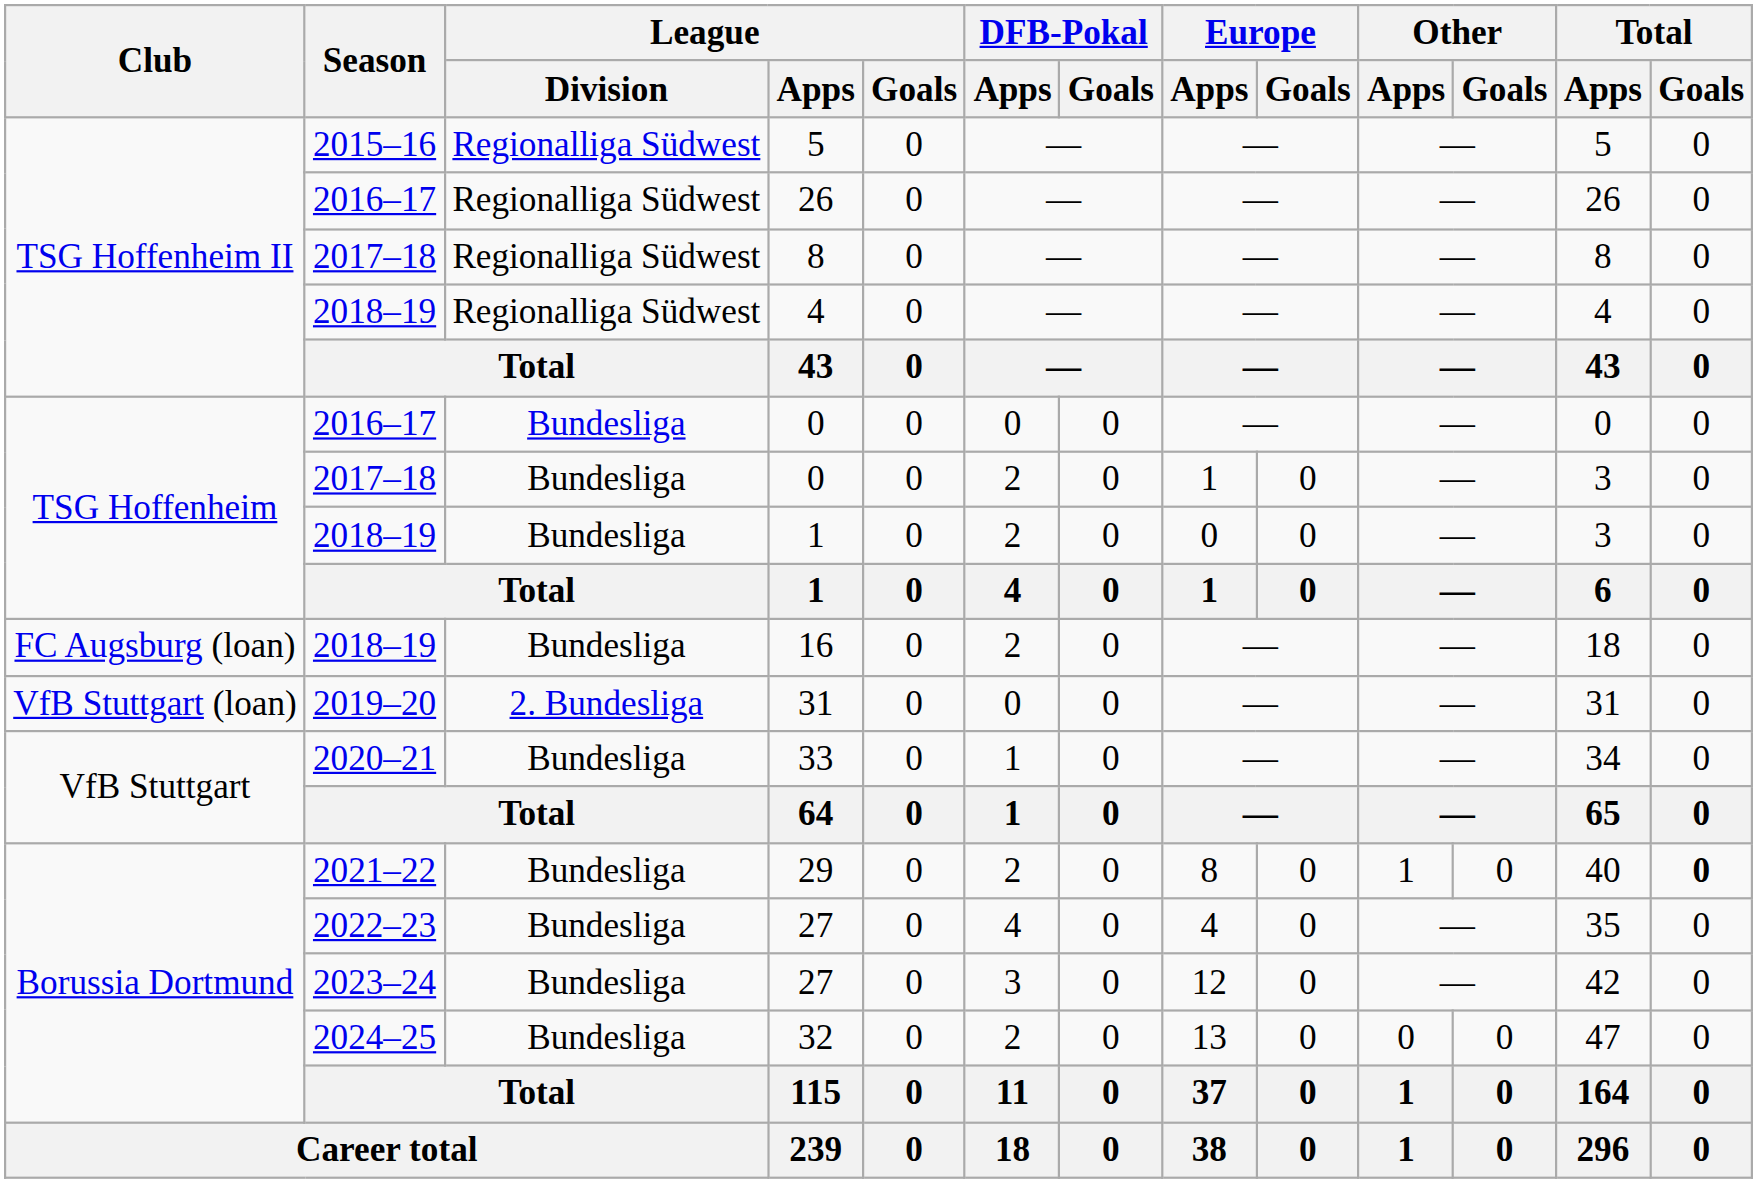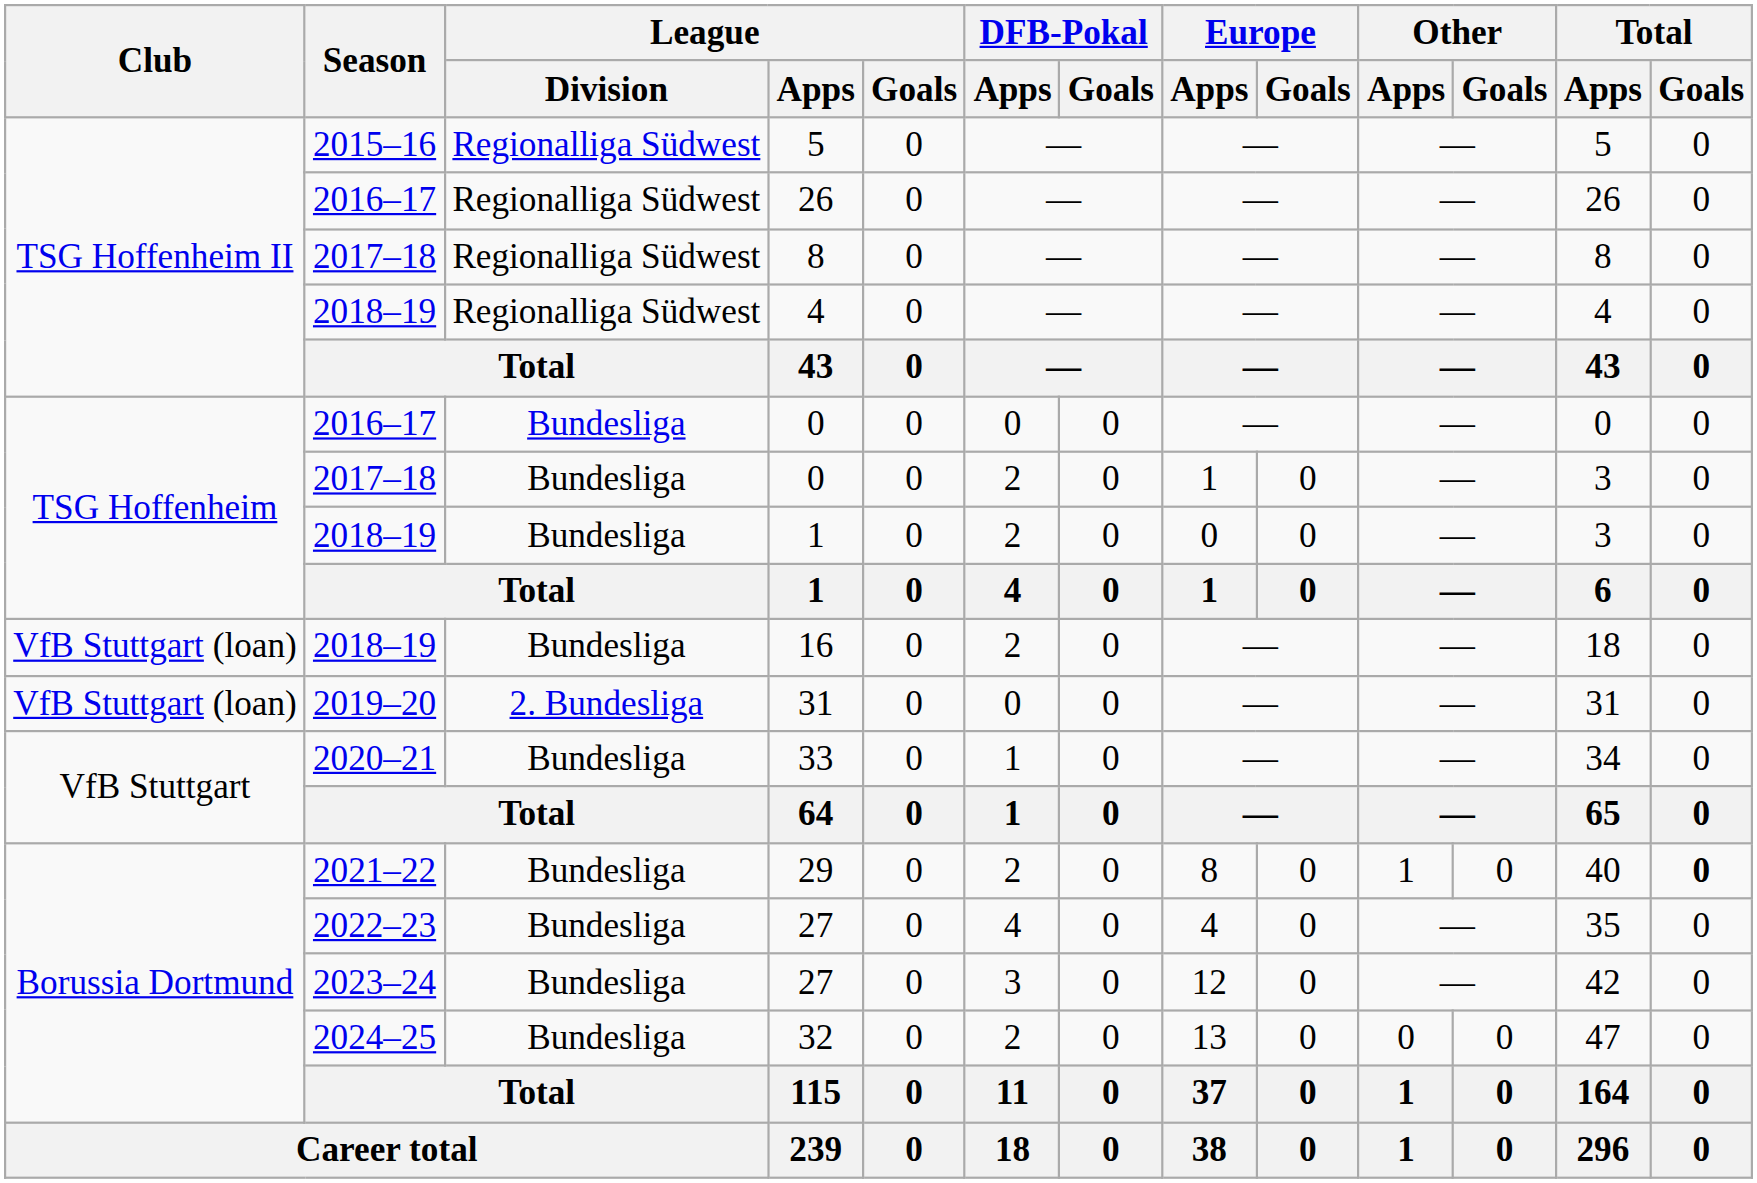(155, 646) FC Augsburg (loan) -> (155, 646) VfB Stuttgart (loan)
